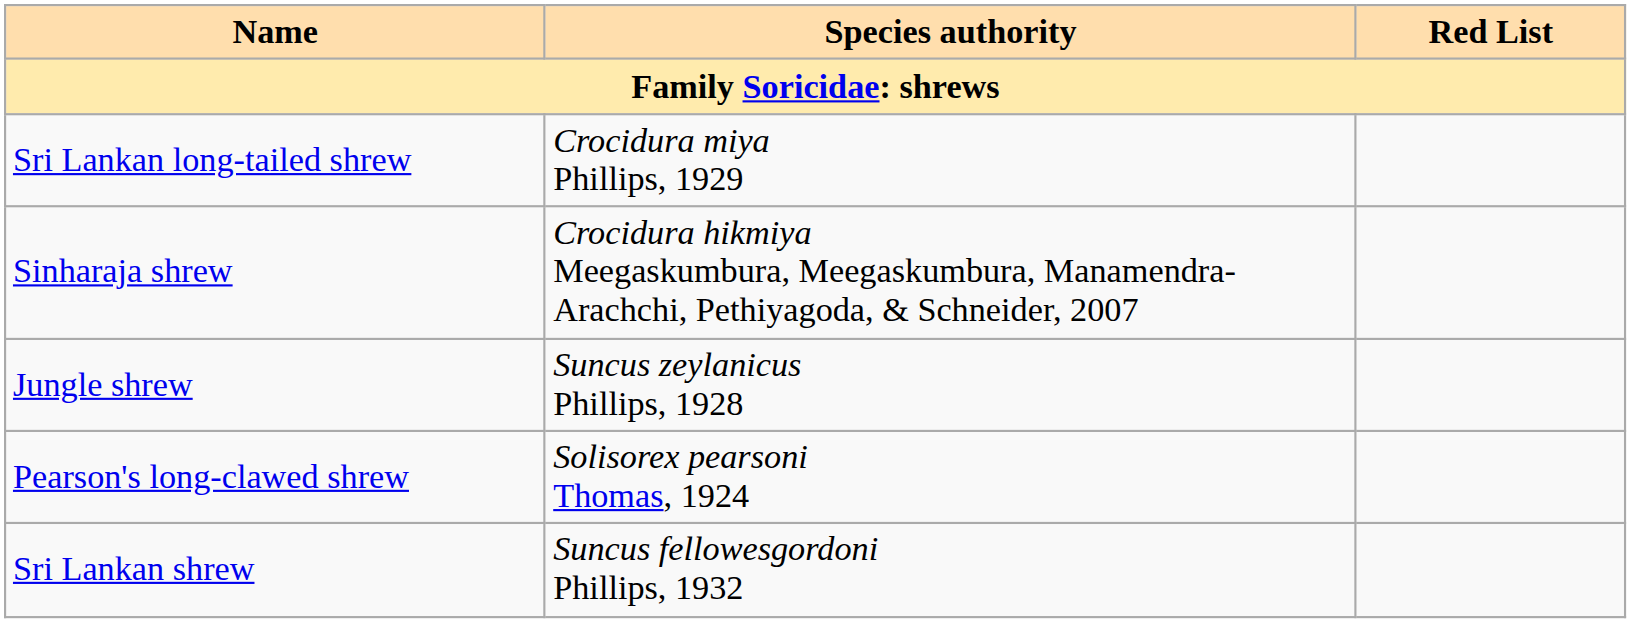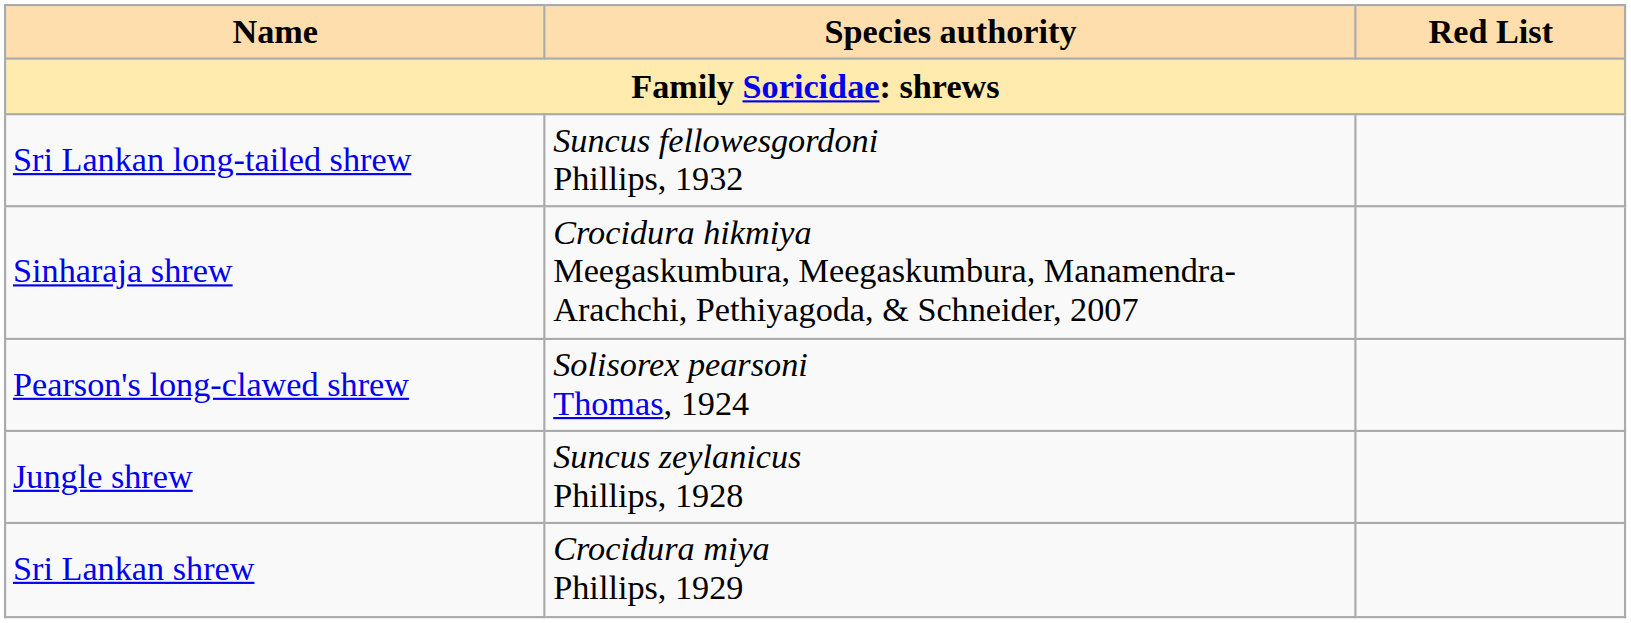(661, 159) Crocidura miya Phillips, 1929 -> (716, 159) Suncus fellowesgordoni Phillips, 1932
rows swapped: (211, 476) <-> (103, 383)
(716, 569) Suncus fellowesgordoni Phillips, 1932 -> (661, 569) Crocidura miya Phillips, 1929
